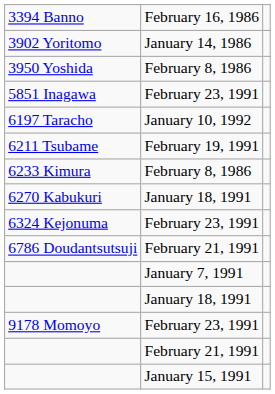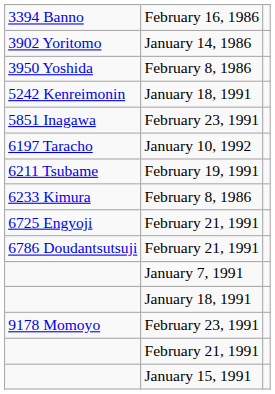+ row: (67, 94)
- row: (55, 197)
- row: (58, 222)
+ row: (50, 222)
